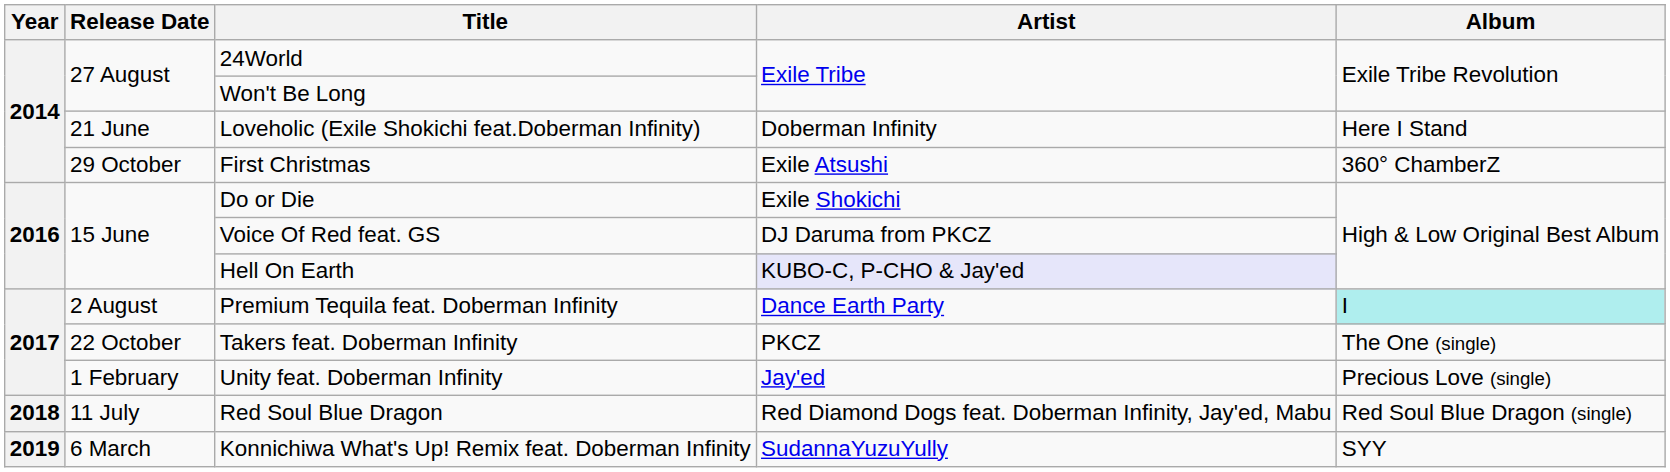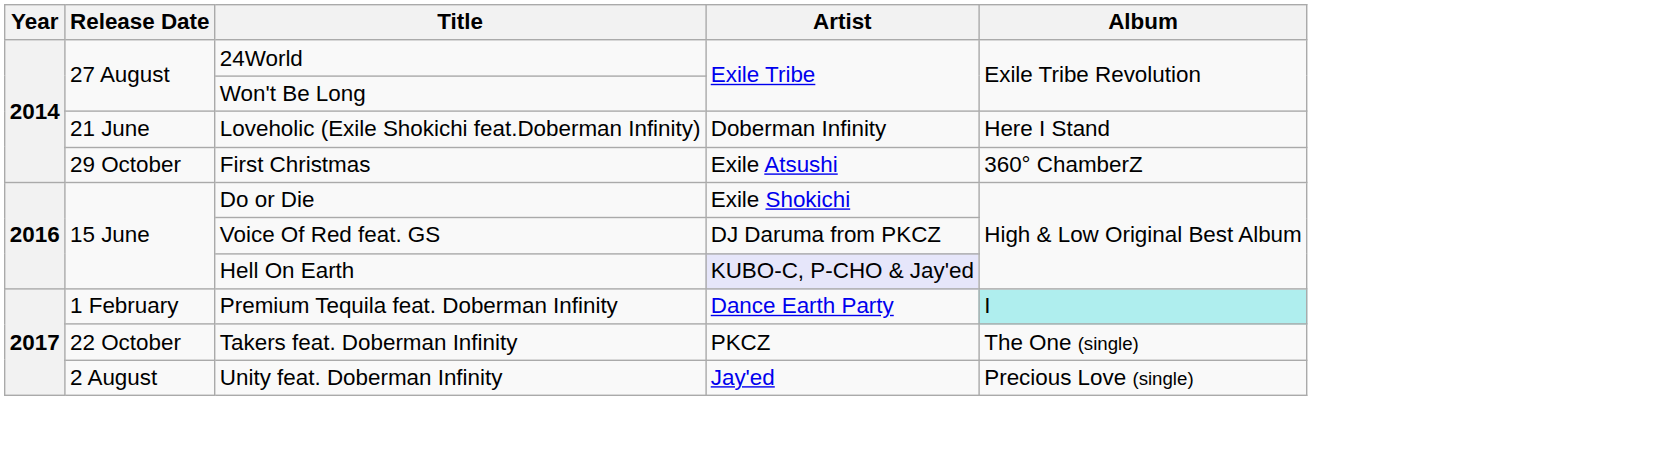(114, 306) 2 August -> (124, 306) 1 February
(124, 377) 1 February -> (114, 377) 2 August
- row: (331, 413)
- row: (485, 448)
